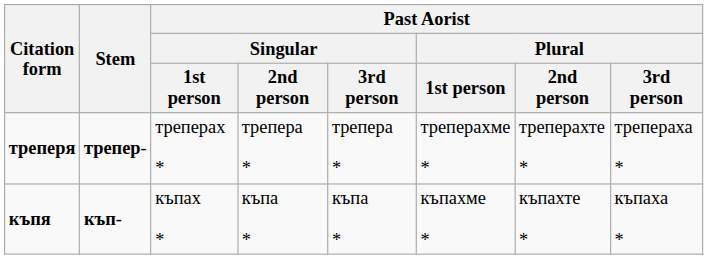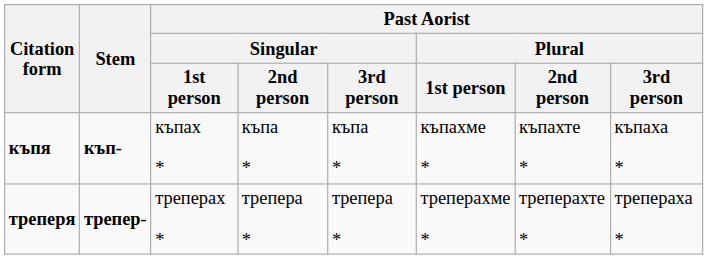rows swapped: (30, 218) <-> (42, 148)
